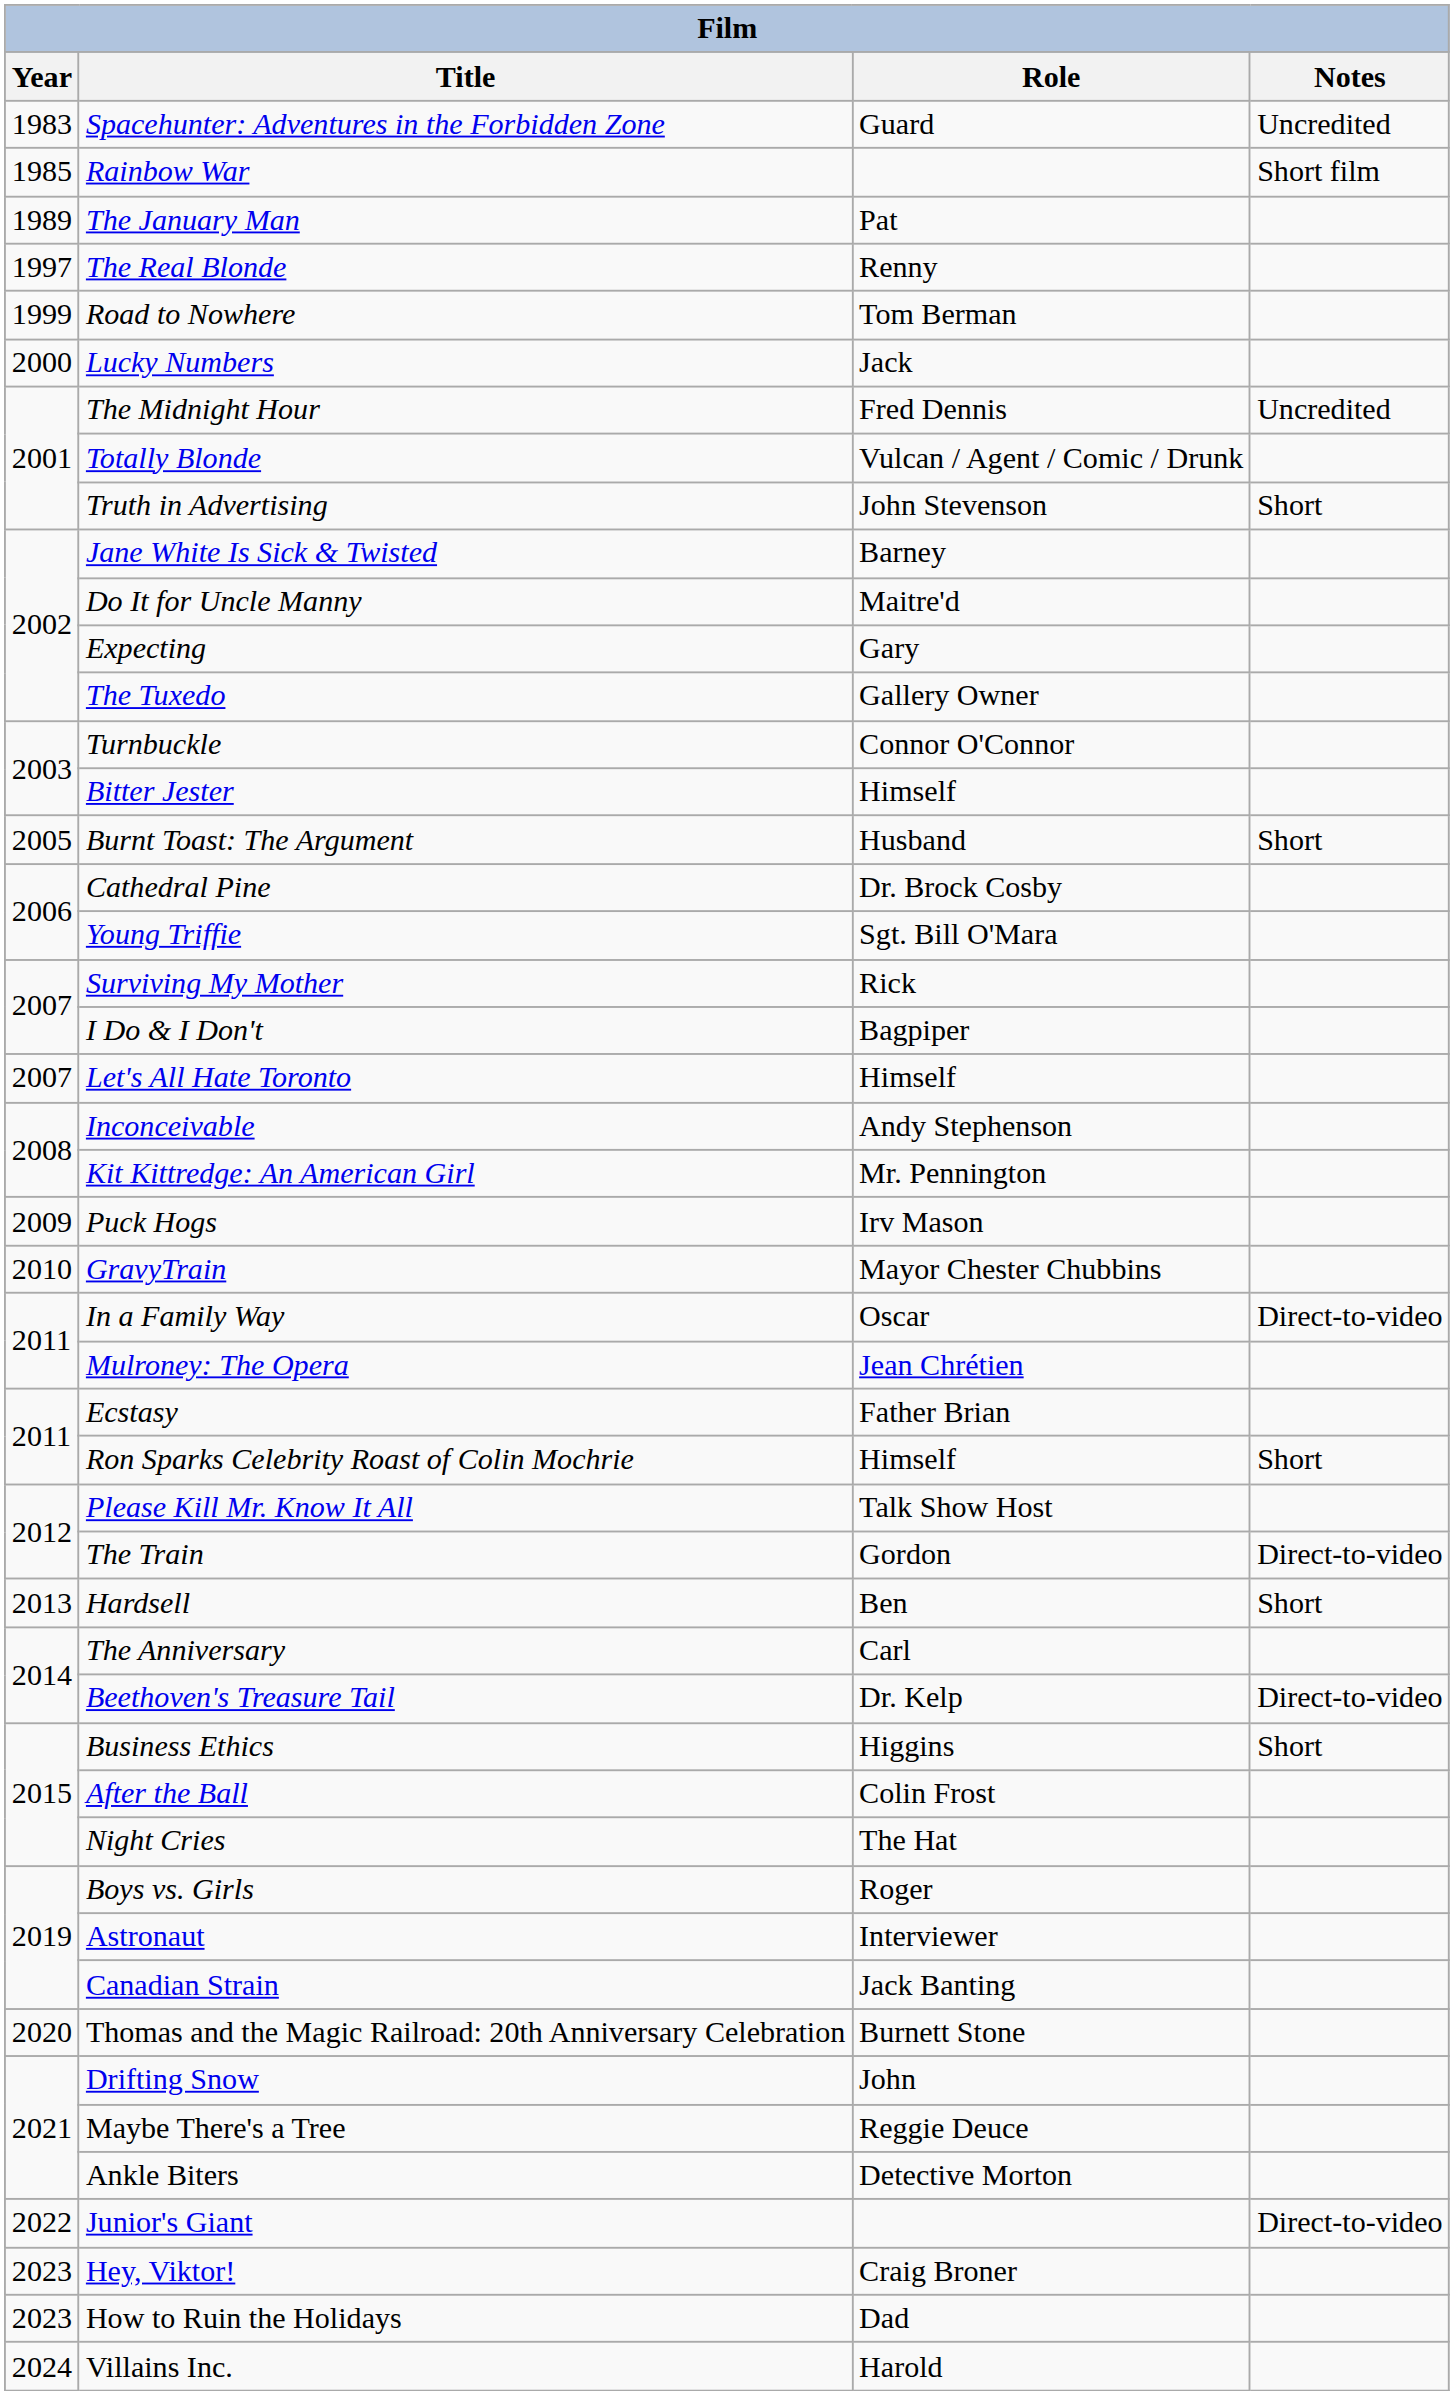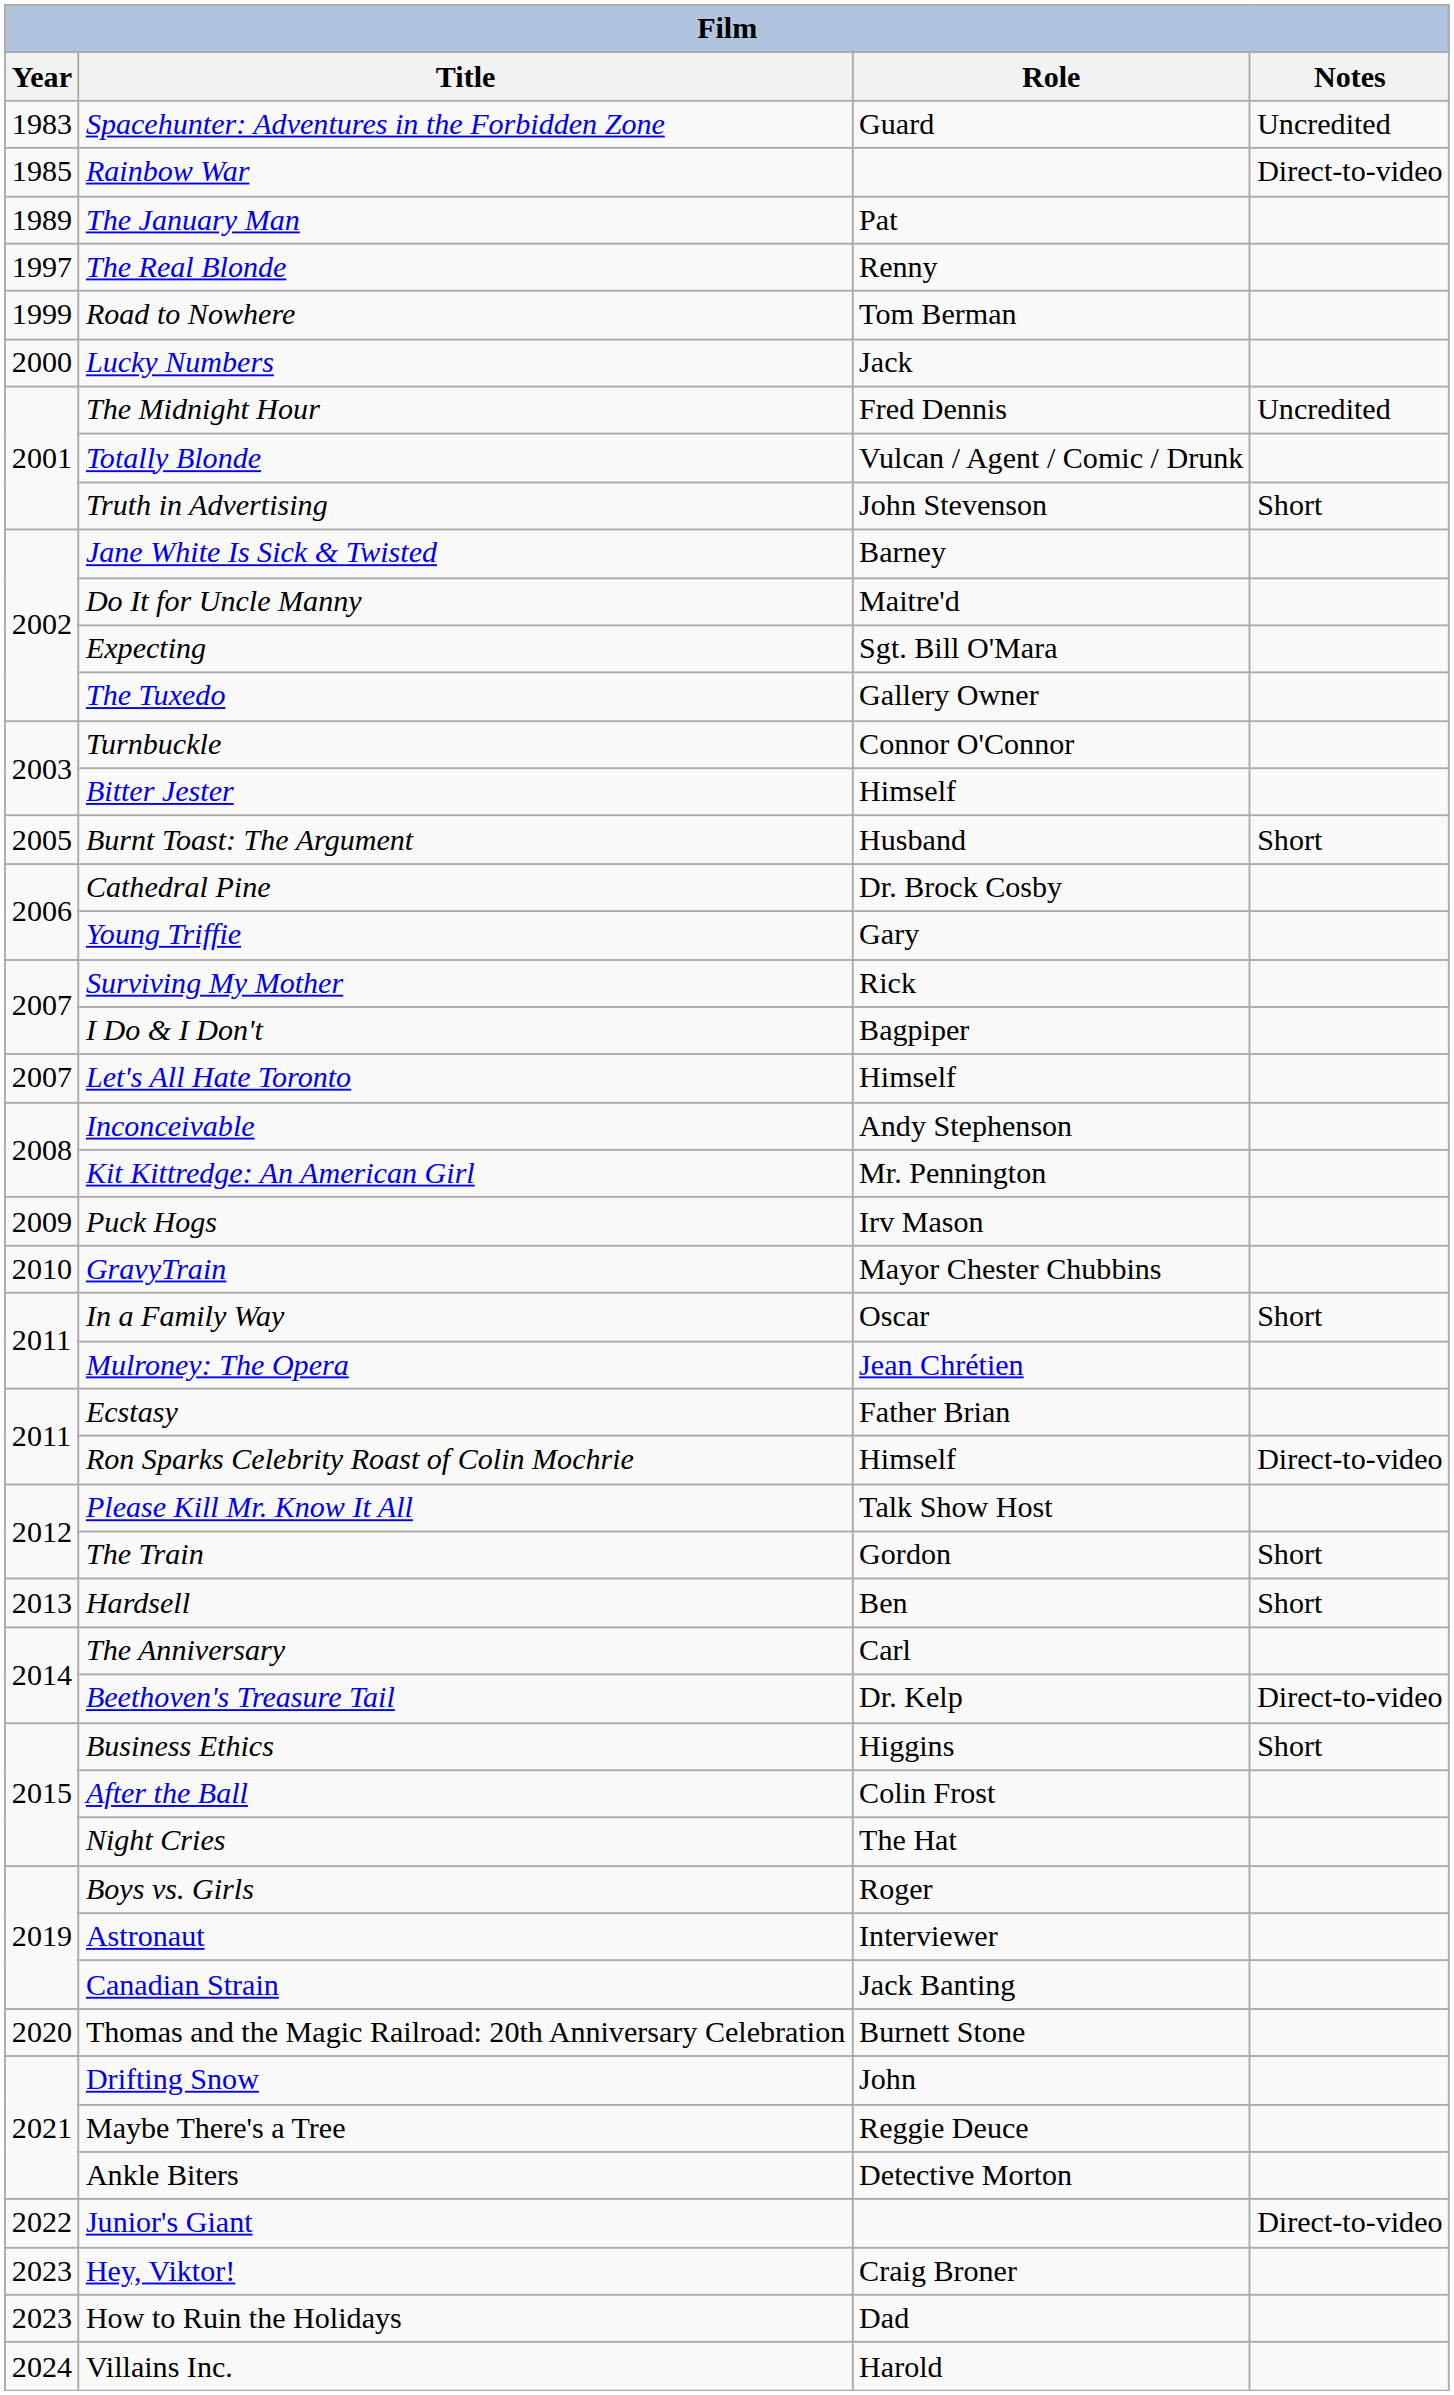(1319, 171) Short film -> (1350, 171) Direct-to-video
(889, 648) Gary -> (958, 648) Sgt. Bill O'Mara
(958, 934) Sgt. Bill O'Mara -> (889, 934) Gary
(1350, 1316) Direct-to-video -> (1290, 1316) Short
(1290, 1459) Short -> (1350, 1459) Direct-to-video
(1350, 1554) Direct-to-video -> (1290, 1554) Short
